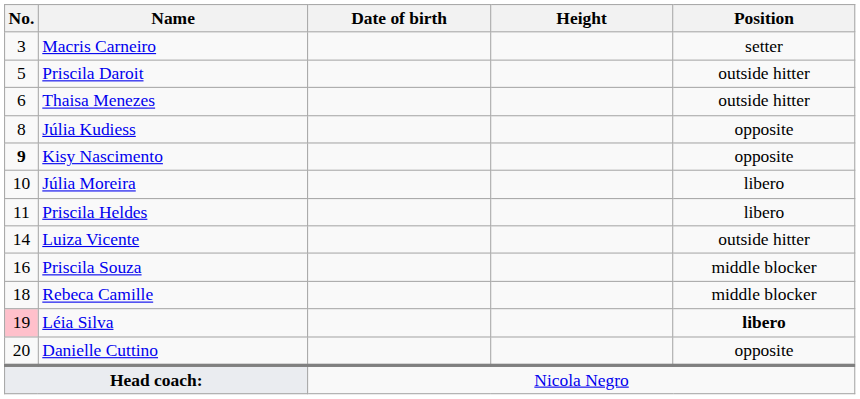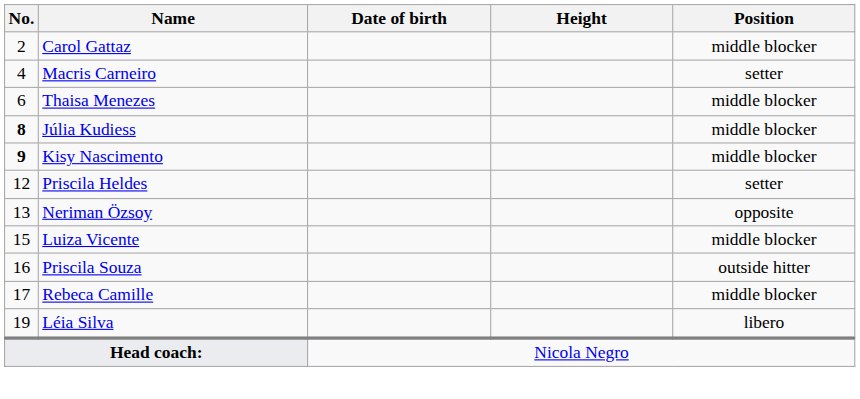+ row: (87, 45)
(21, 45) 3 -> (21, 73) 4
- row: (93, 73)
(764, 101) outside hitter -> (764, 101) middle blocker
(21, 128) normal -> (21, 128) bold
(764, 128) opposite -> (764, 128) middle blocker
(764, 156) opposite -> (764, 156) middle blocker
- row: (89, 184)
(21, 211) 11 -> (21, 184) 12
(764, 211) libero -> (764, 184) setter
+ row: (97, 211)
(21, 239) 14 -> (21, 239) 15
(764, 239) outside hitter -> (764, 239) middle blocker
(764, 267) middle blocker -> (764, 267) outside hitter
(21, 294) 18 -> (21, 294) 17
(21, 322) pink background -> (21, 322) no background
(764, 322) bold -> (764, 322) normal
- row: (100, 350)
